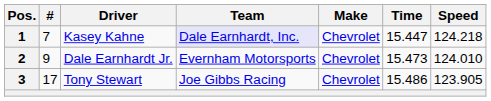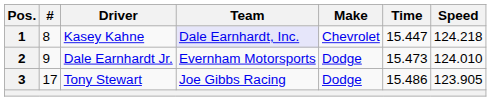(46, 37) 7 -> (46, 37) 8
(351, 58) Chevrolet -> (342, 58) Dodge
(351, 80) Chevrolet -> (342, 80) Dodge
